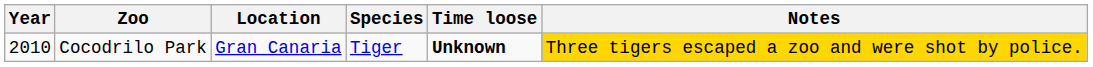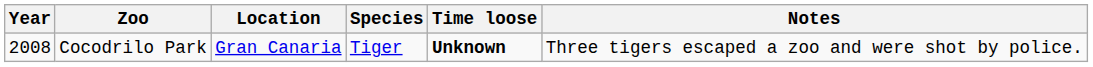(30, 48) 2010 -> (30, 48) 2008
(814, 48) gold background -> (814, 48) no background
